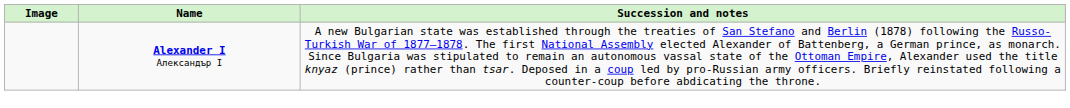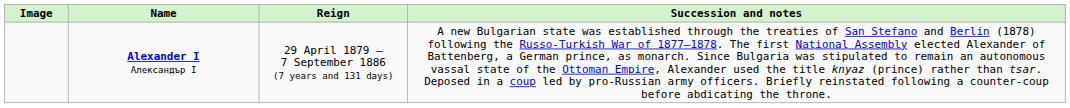+ column: (333, 13)
